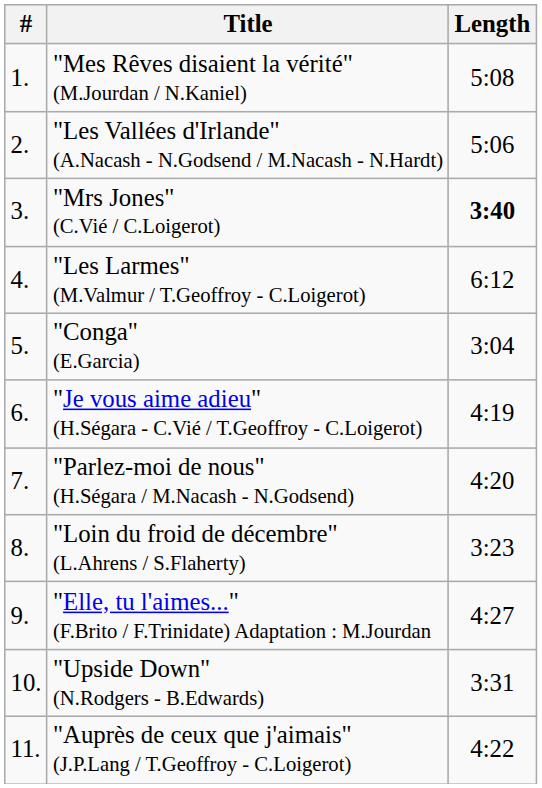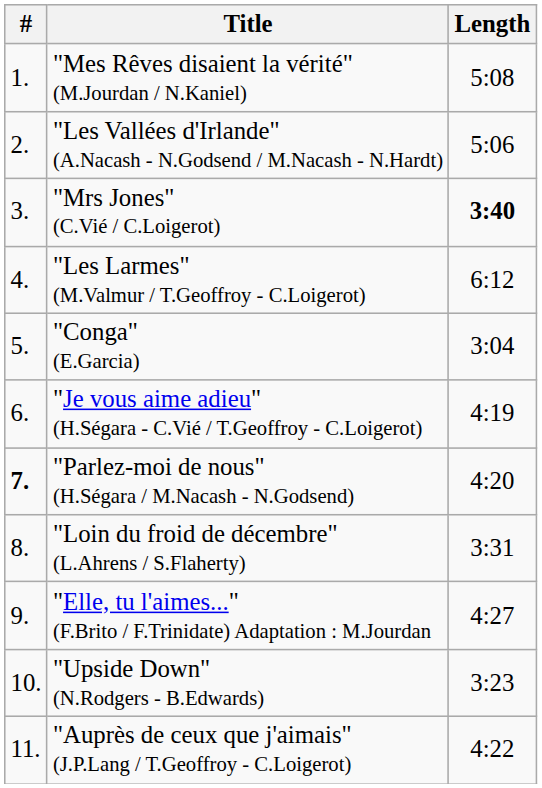(20, 480) normal -> (20, 480) bold
(492, 548) 3:23 -> (492, 548) 3:31
(492, 682) 3:31 -> (492, 682) 3:23
